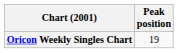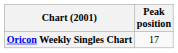(154, 39) 19 -> (154, 39) 17
